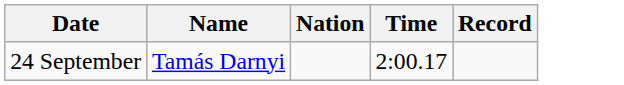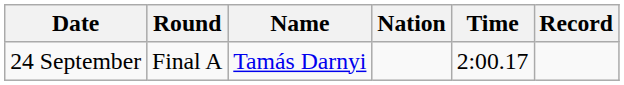+ column: (187, 23)
